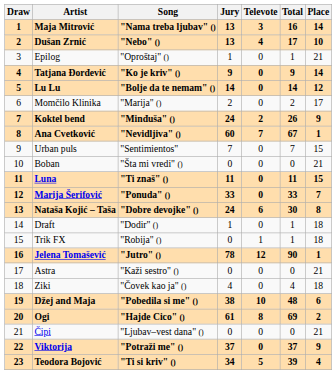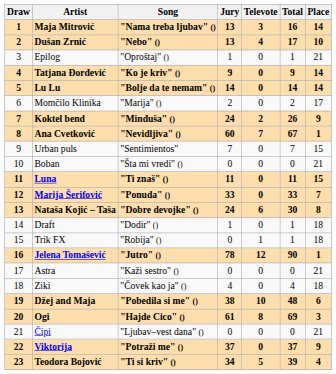(318, 88) 12 -> (318, 88) 14
(318, 316) 2 -> (318, 316) 3
